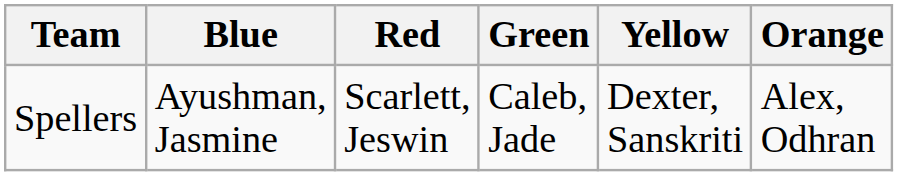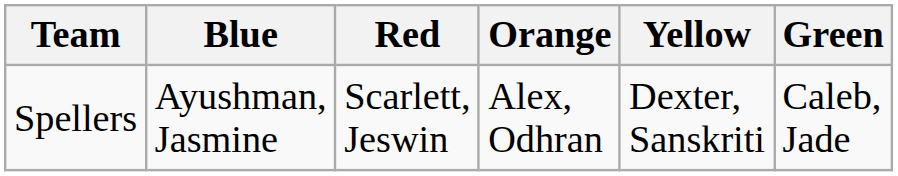columns swapped: (539, 34) <-> (822, 34)
